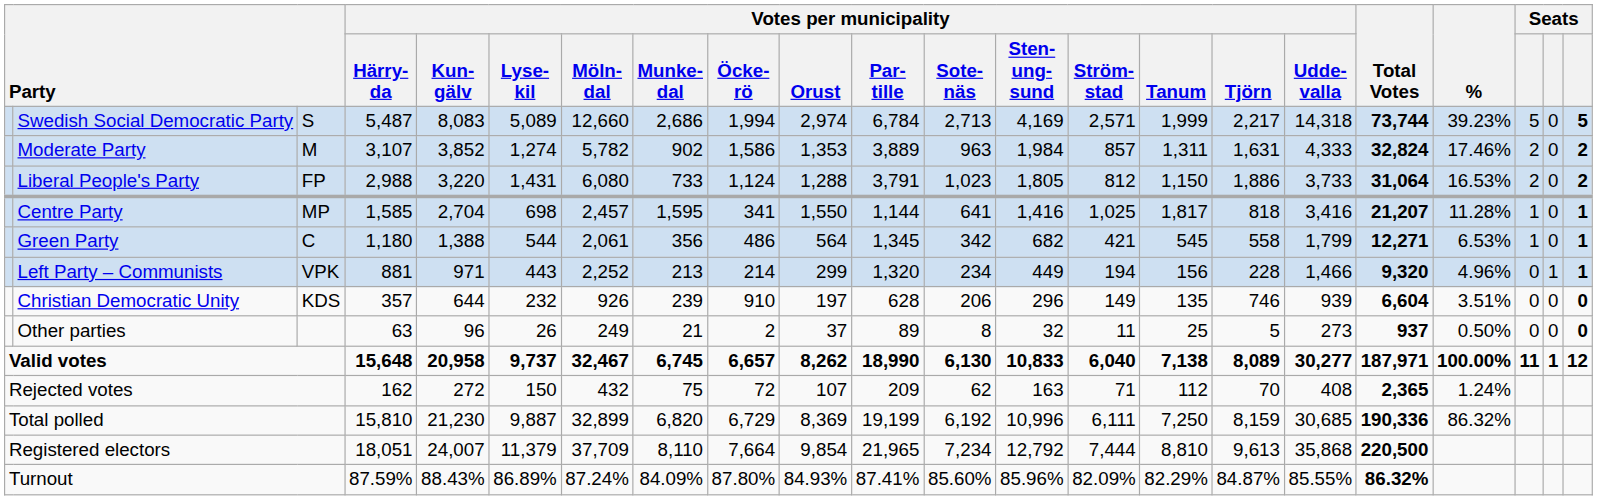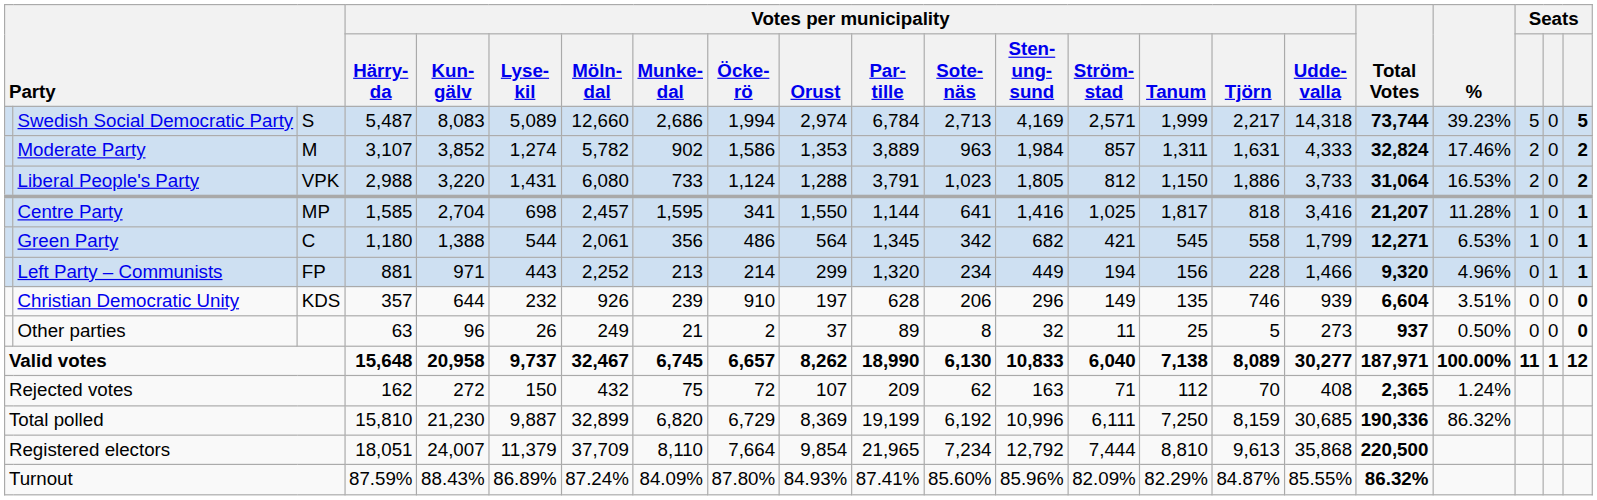(314, 180) FP -> (321, 180) VPK
(321, 271) VPK -> (314, 271) FP
